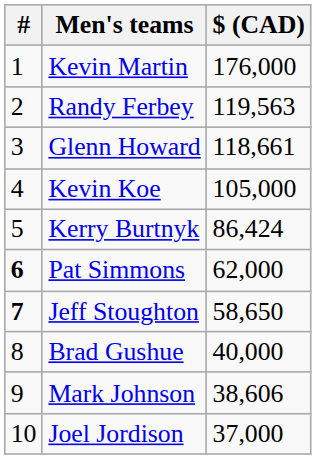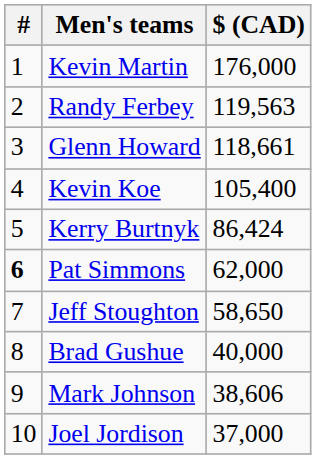(254, 188) 105,000 -> (254, 188) 105,400
(17, 310) bold -> (17, 310) normal
